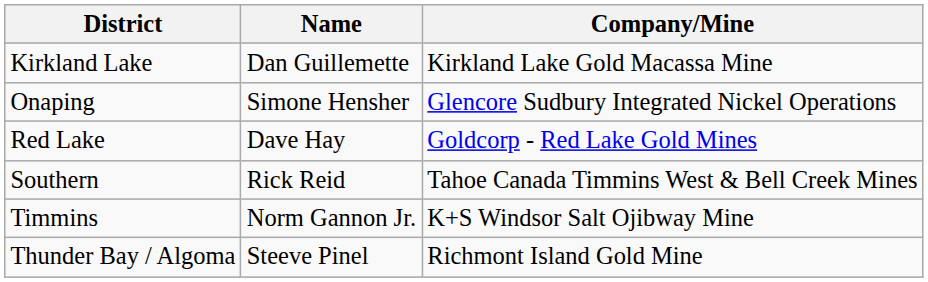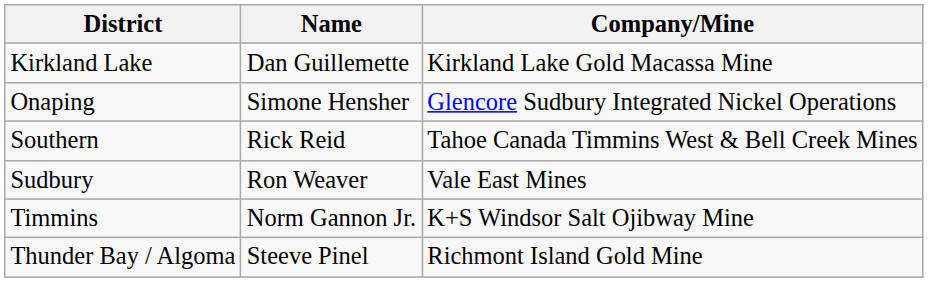- row: (58, 140)
+ row: (52, 179)
